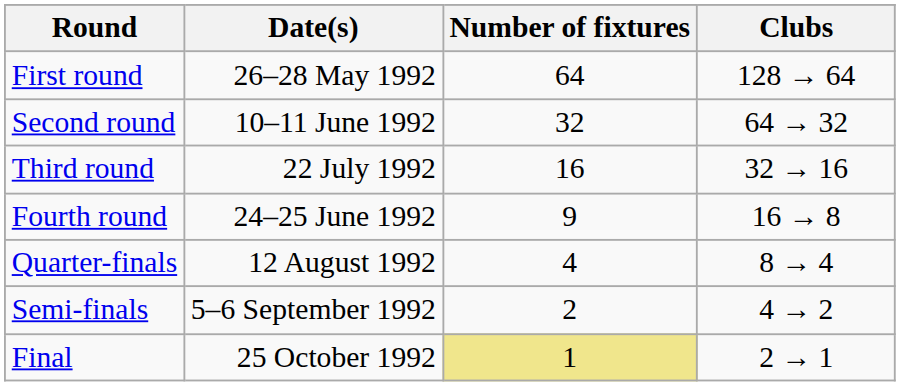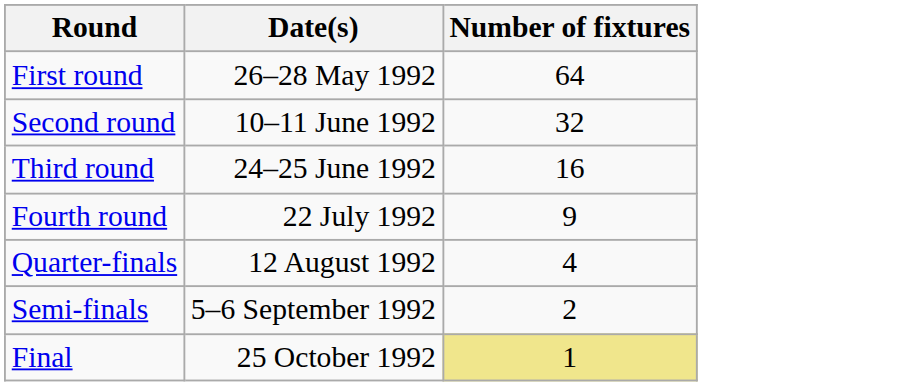- column: (796, 27)
(359, 168) 22 July 1992 -> (335, 168) 24–25 June 1992
(335, 215) 24–25 June 1992 -> (359, 215) 22 July 1992
